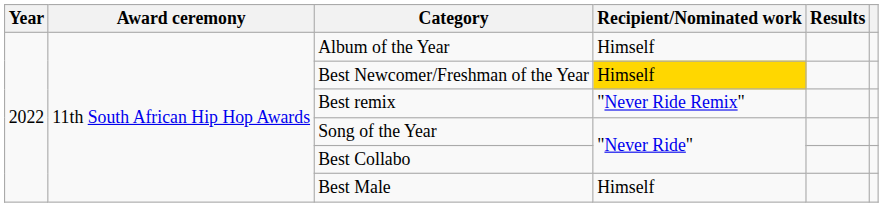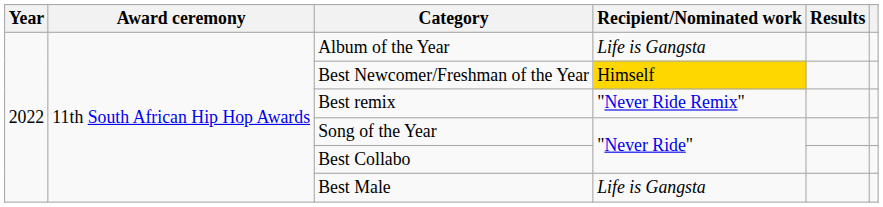(626, 46) Himself -> (651, 46) Life is Gangsta
(626, 187) Himself -> (651, 187) Life is Gangsta
